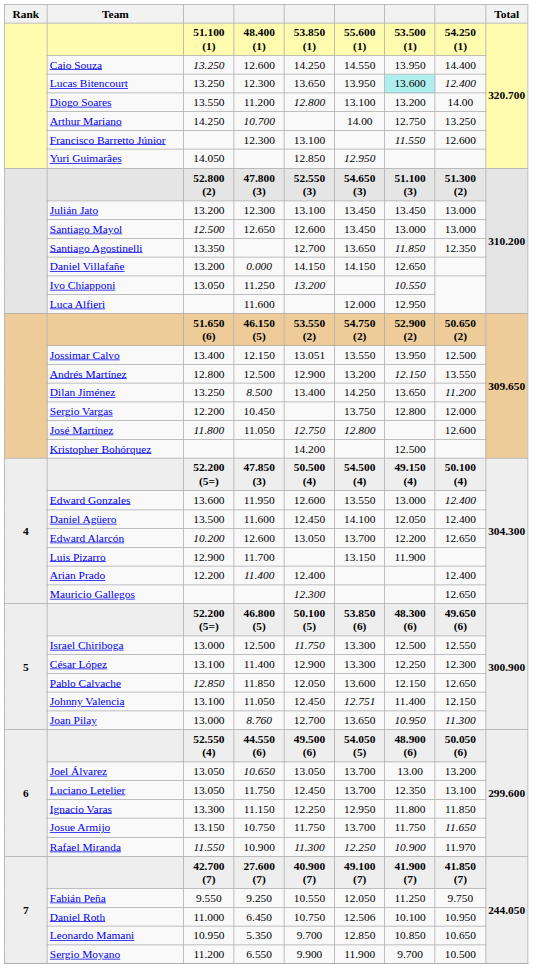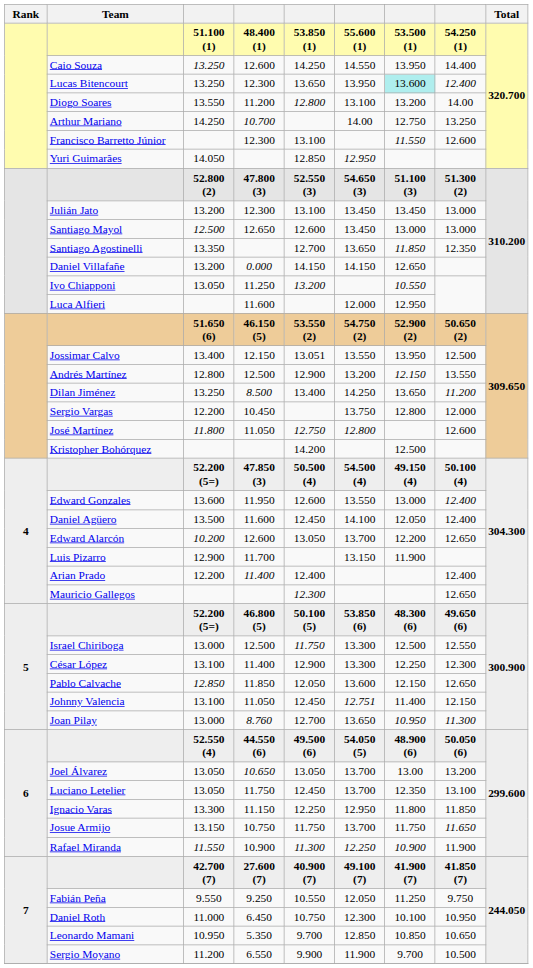(460, 846) 11.970 -> (460, 846) 11.900
(360, 916) 12.506 -> (360, 916) 12.300
